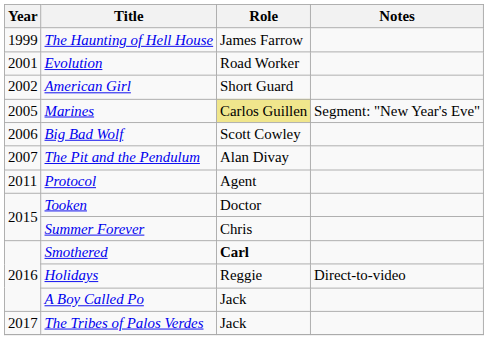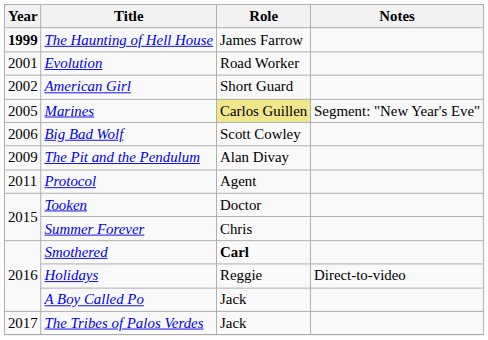(23, 39) normal -> (23, 39) bold
(23, 157) 2007 -> (23, 157) 2009
